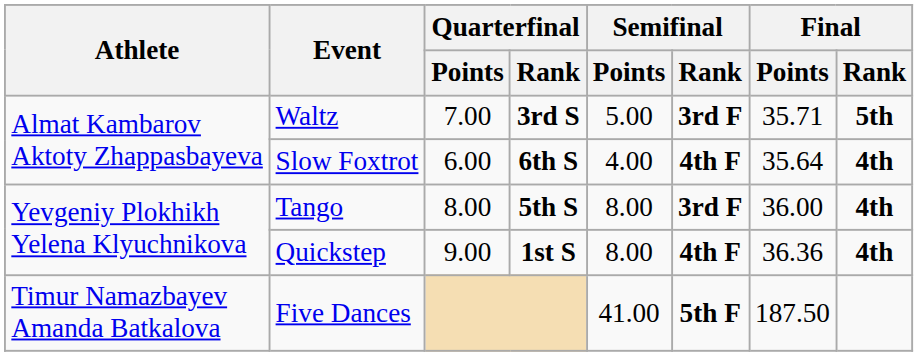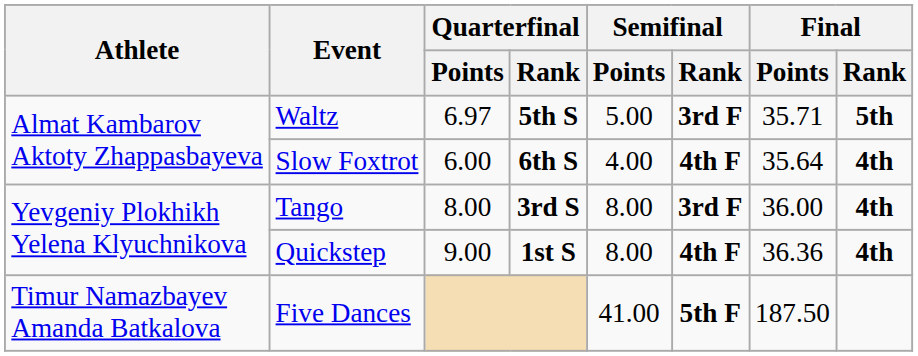(467, 117) 7.00 -> (467, 117) 6.97
(548, 117) 3rd S -> (548, 117) 5th S
(548, 206) 5th S -> (548, 206) 3rd S
